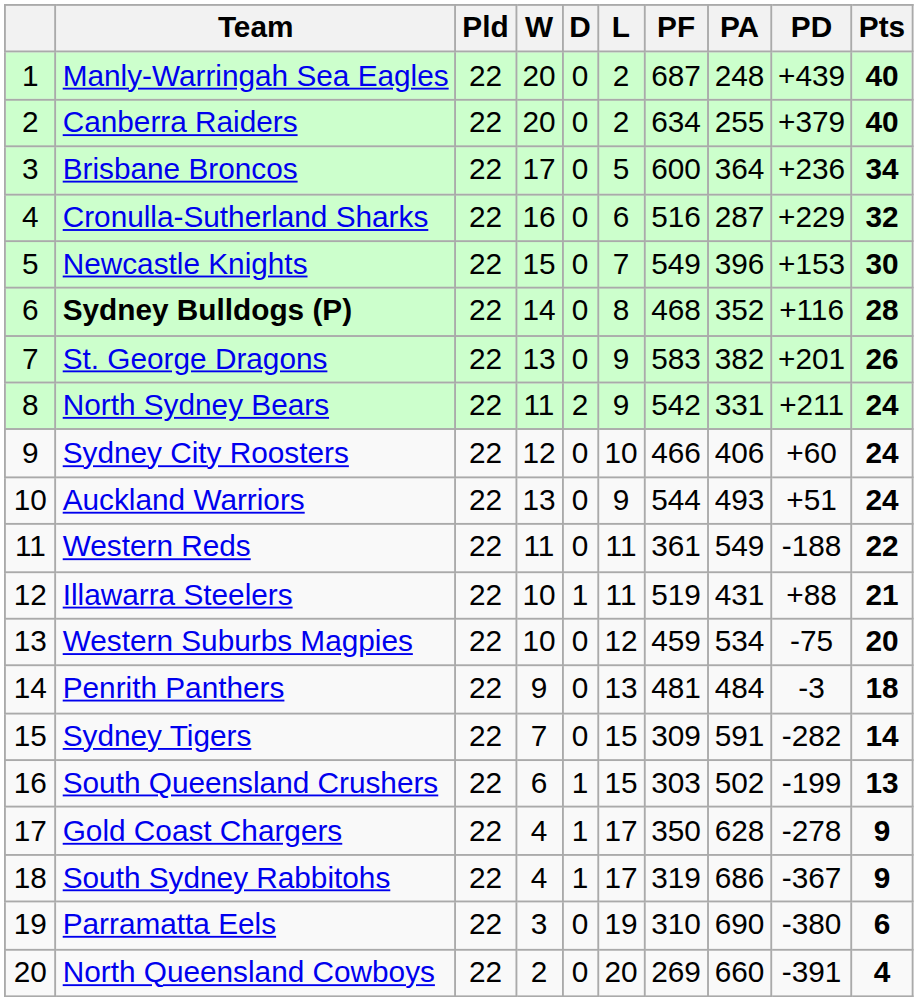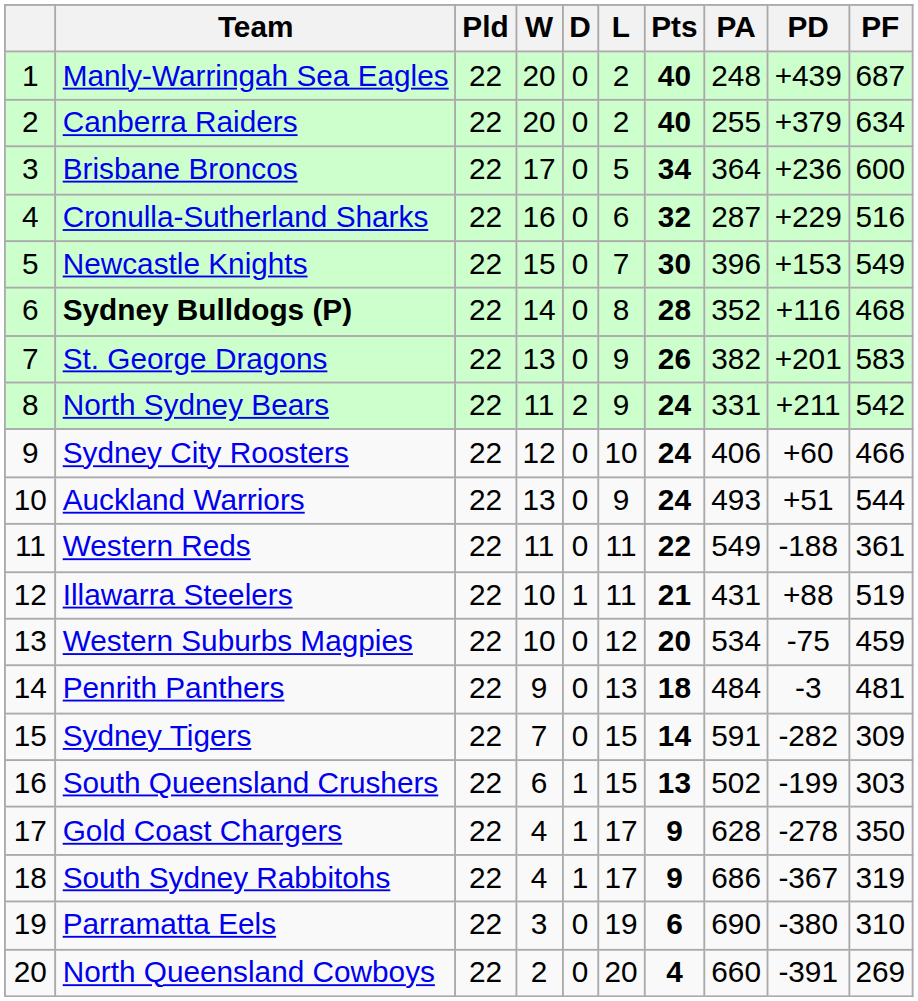columns swapped: (676, 28) <-> (882, 28)
